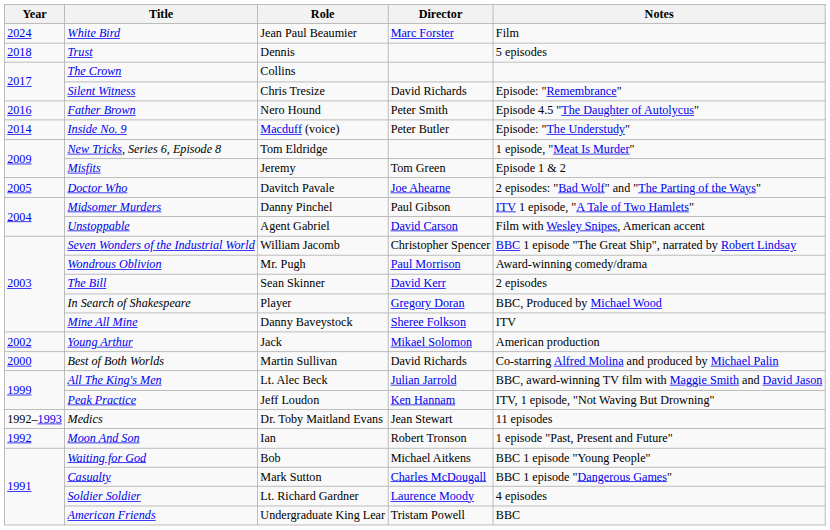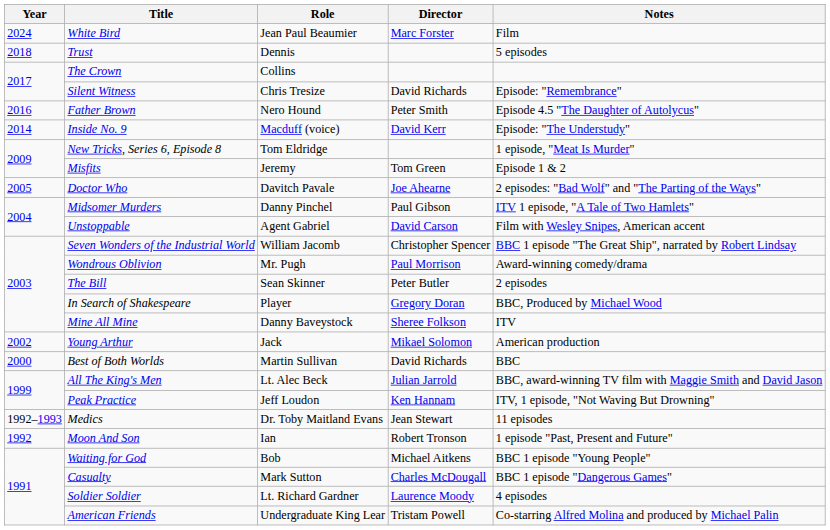(420, 129) Peter Butler -> (418, 129) David Kerr
(418, 284) David Kerr -> (420, 284) Peter Butler
(637, 361) Co-starring Alfred Molina and produced by Michael Palin -> (508, 361) BBC
(508, 515) BBC -> (637, 515) Co-starring Alfred Molina and produced by Michael Palin
